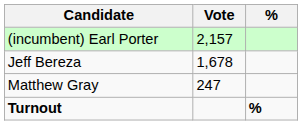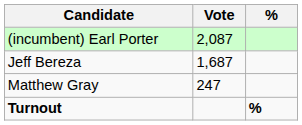(215, 39) 2,157 -> (215, 39) 2,087
(215, 62) 1,678 -> (215, 62) 1,687
